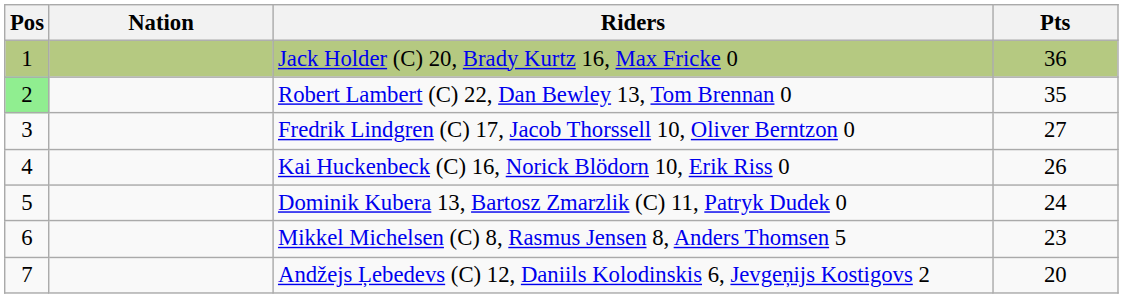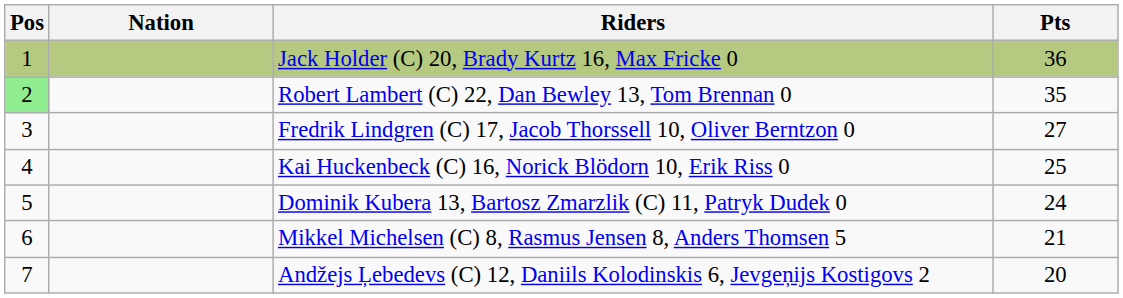(1055, 166) 26 -> (1055, 166) 25
(1055, 238) 23 -> (1055, 238) 21
